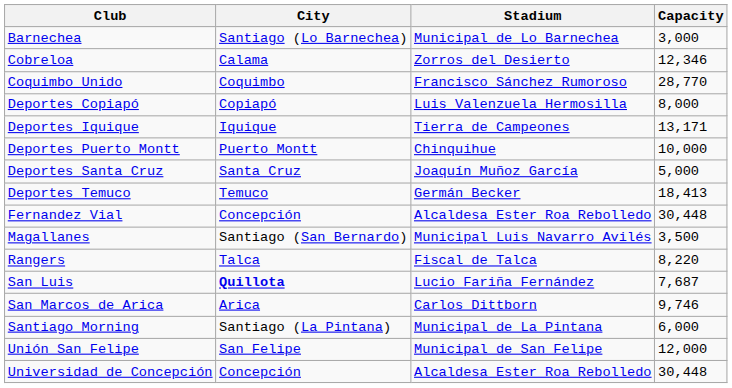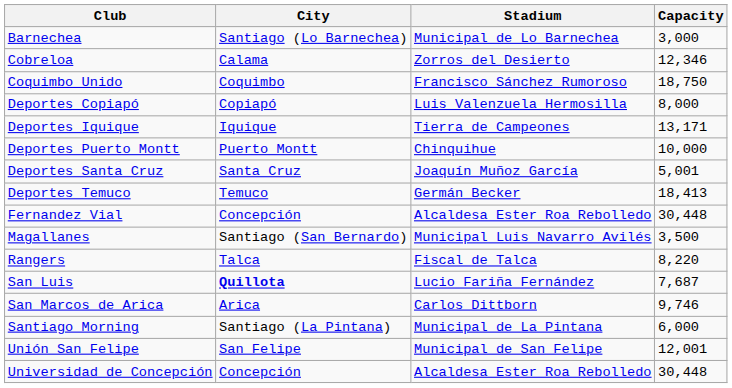(683, 82) 28,770 -> (683, 82) 18,750
(679, 171) 5,000 -> (679, 171) 5,001
(683, 349) 12,000 -> (683, 349) 12,001
